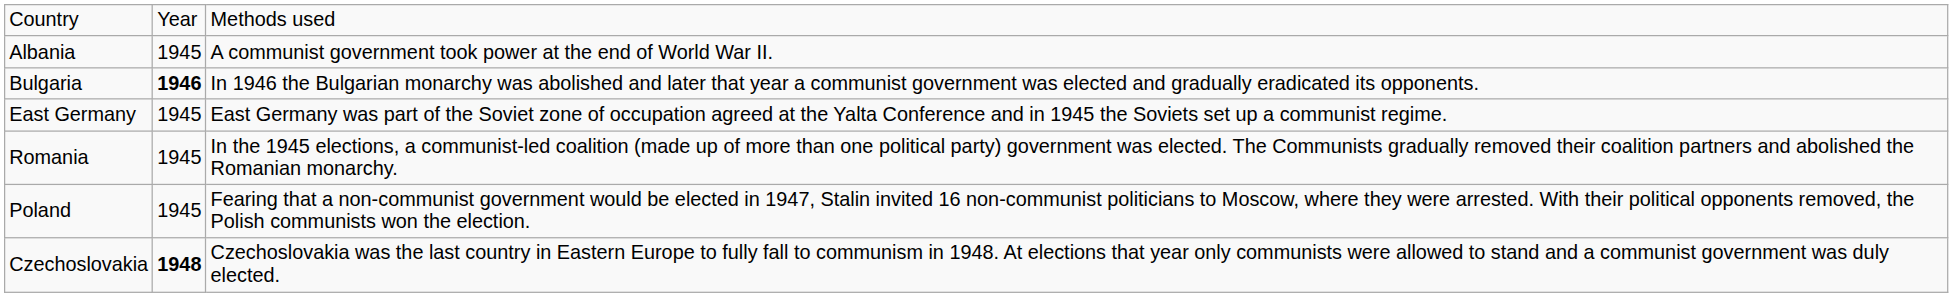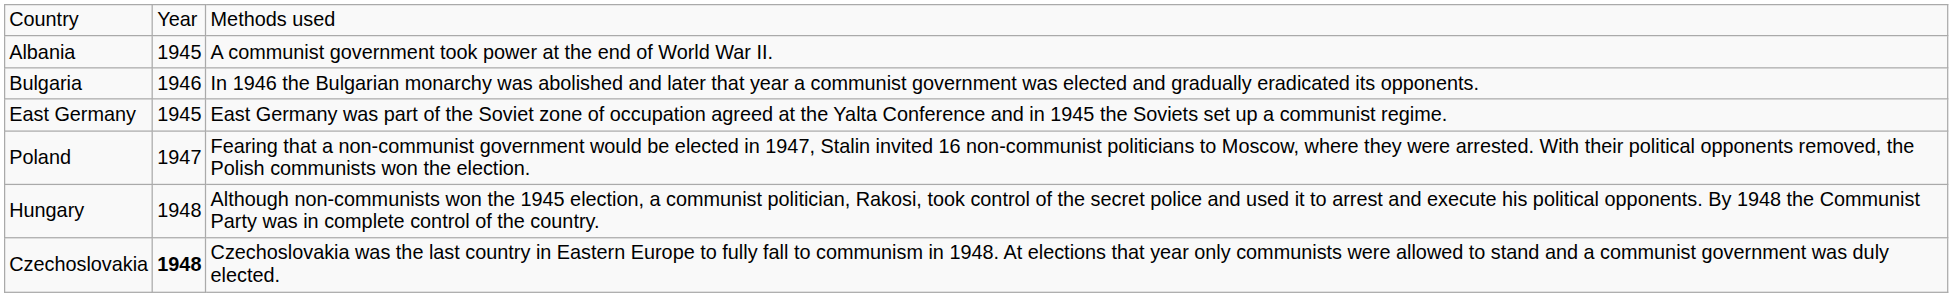(179, 83) bold -> (179, 83) normal
- row: (49, 157)
(179, 211) 1945 -> (179, 157) 1947
+ row: (47, 211)
